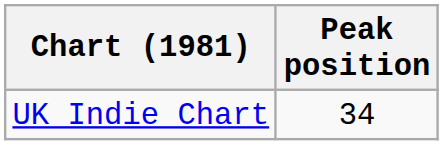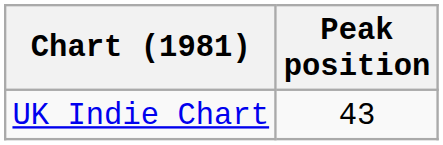(357, 115) 34 -> (357, 115) 43
